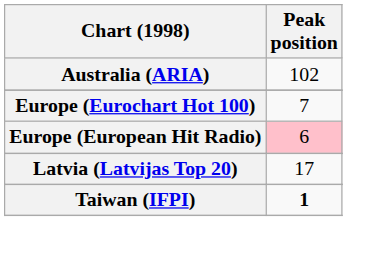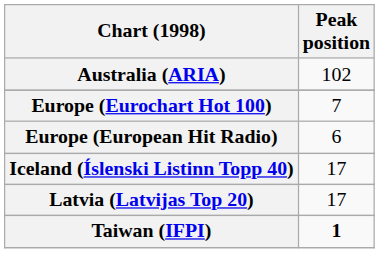(304, 136) pink background -> (336, 136) no background
+ row: (151, 168)
